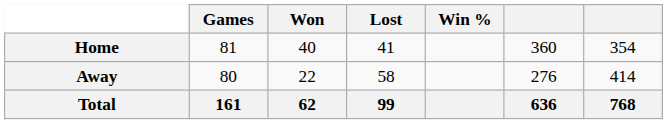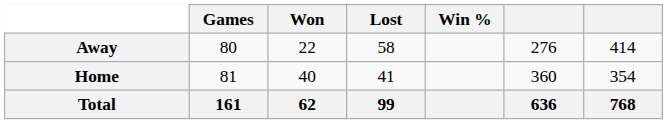rows swapped: (97, 47) <-> (97, 75)
